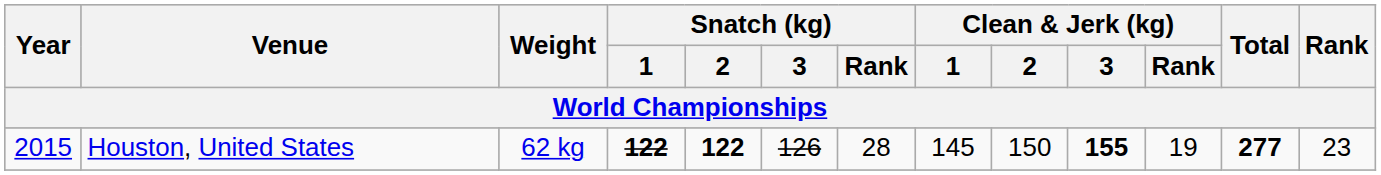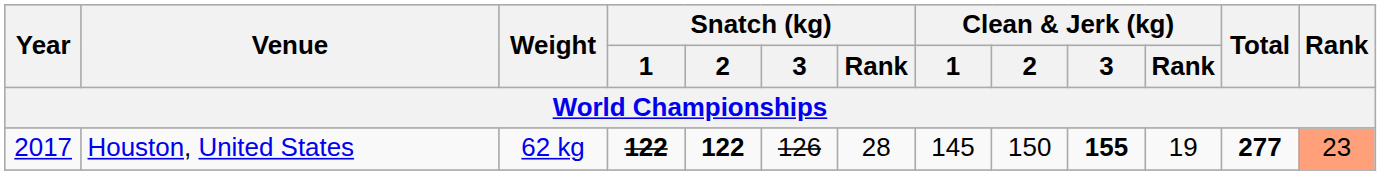(43, 148) 2015 -> (43, 148) 2017
(1337, 148) no background -> (1337, 148) lightsalmon background
